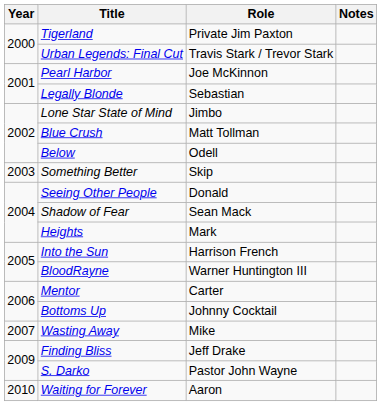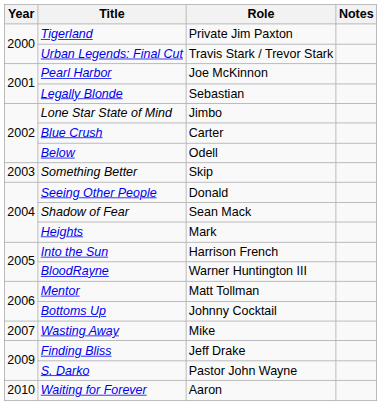(224, 133) Matt Tollman -> (206, 133) Carter
(206, 291) Carter -> (224, 291) Matt Tollman
